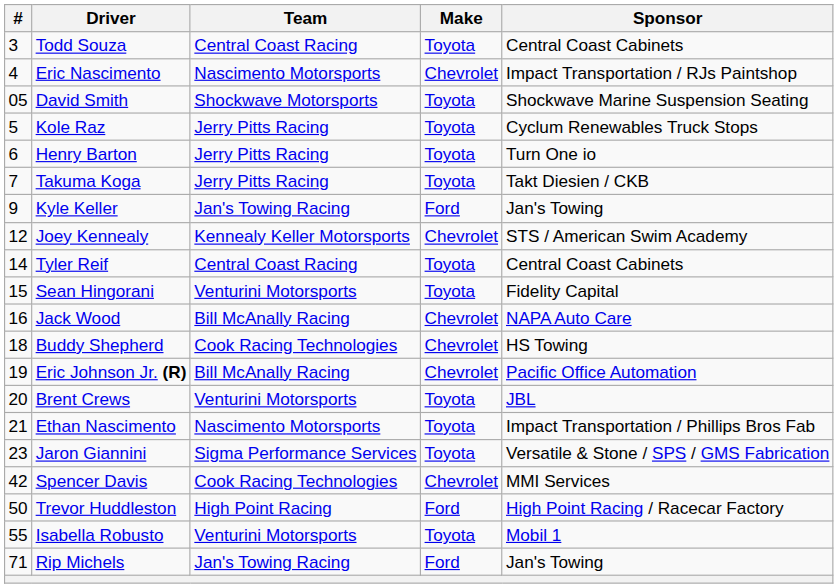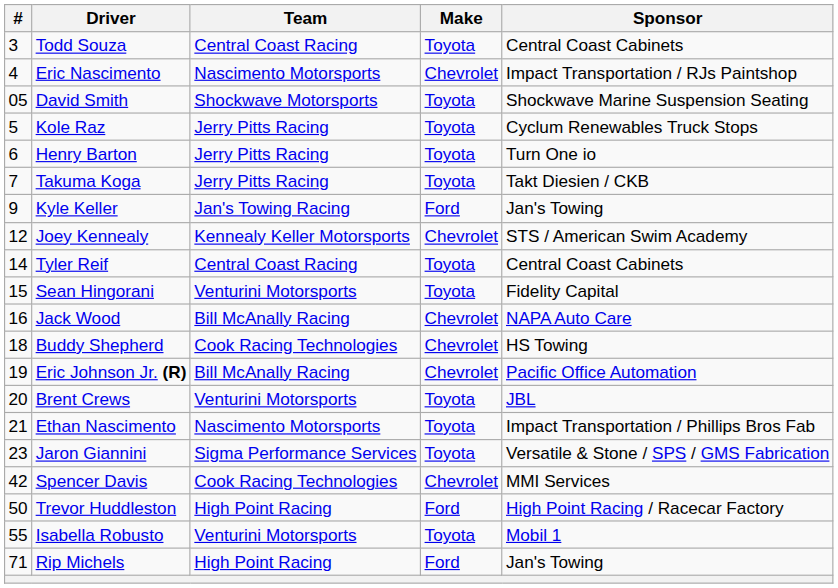(272, 562) Jan's Towing Racing -> (263, 562) High Point Racing
